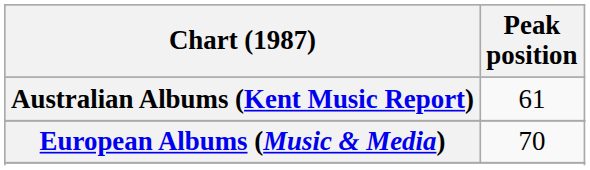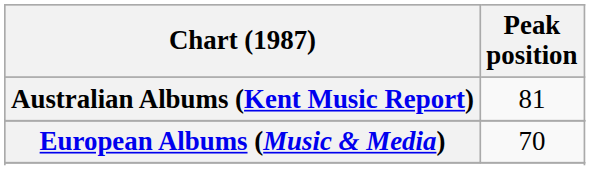(532, 98) 61 -> (532, 98) 81
